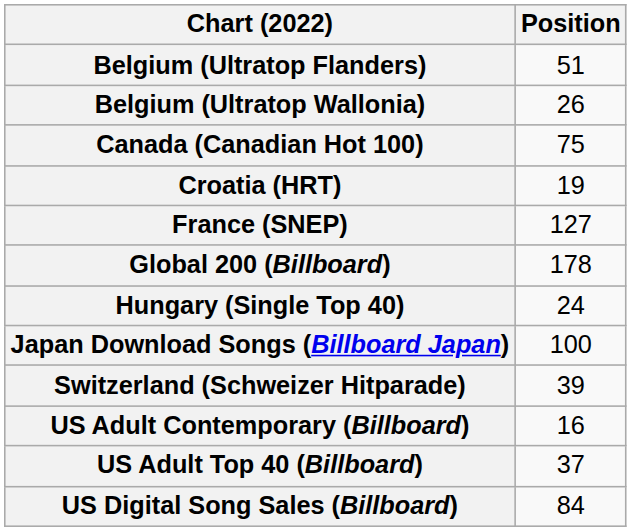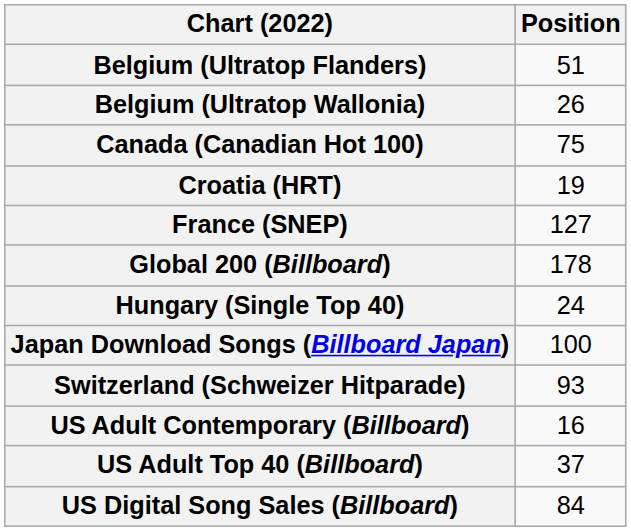(571, 385) 39 -> (571, 385) 93
